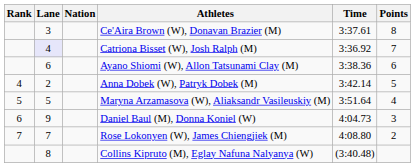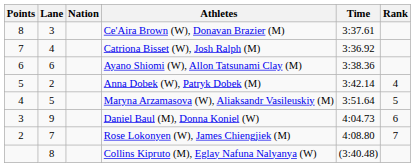columns swapped: (19, 13) <-> (394, 13)
(48, 48) lavender background -> (52, 48) no background
